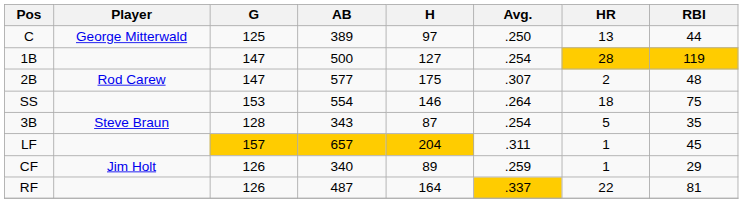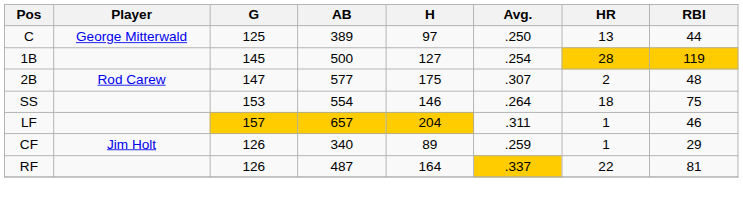(254, 58) 147 -> (254, 58) 145
- row: (29, 123)
(694, 144) 45 -> (694, 123) 46
